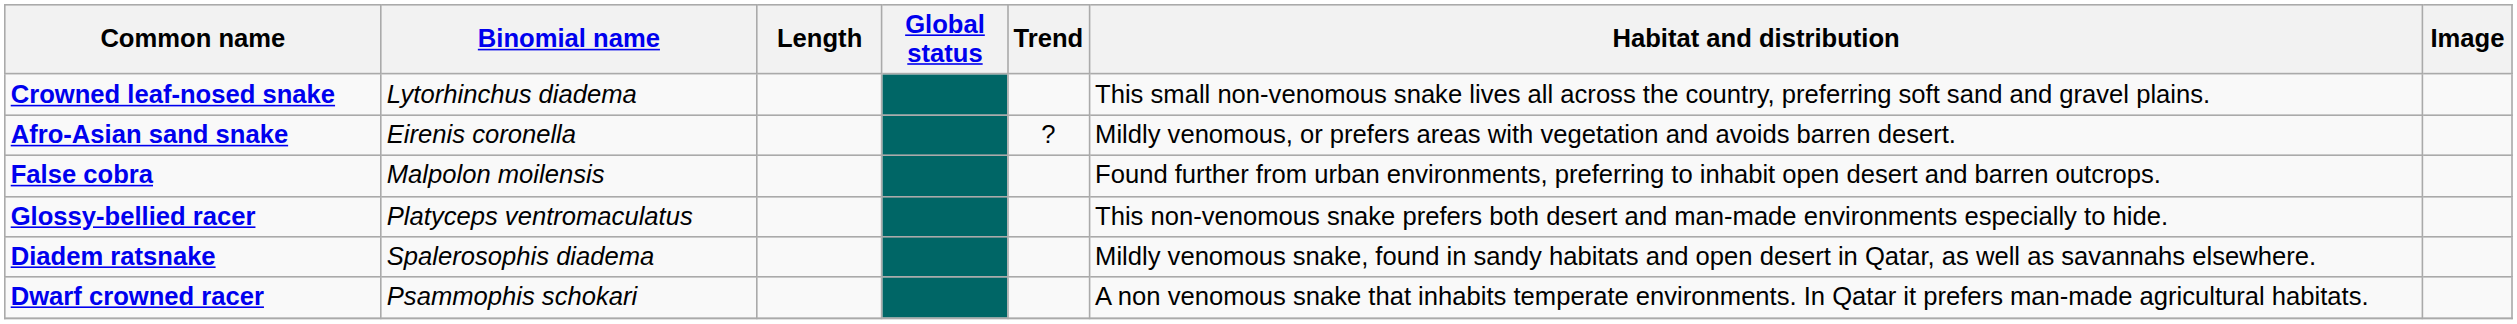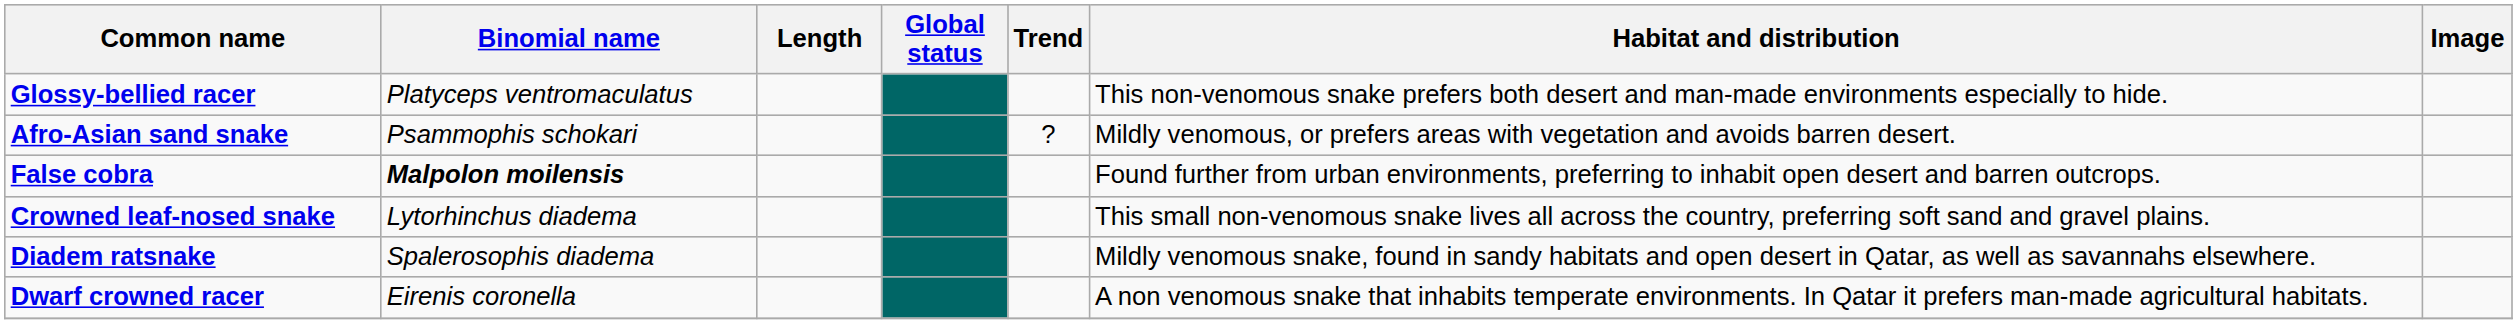rows swapped: (133, 216) <-> (173, 94)
(481, 134) Eirenis coronella -> (512, 134) Psammophis schokari
(496, 175) normal -> (506, 175) bold
(512, 297) Psammophis schokari -> (481, 297) Eirenis coronella
